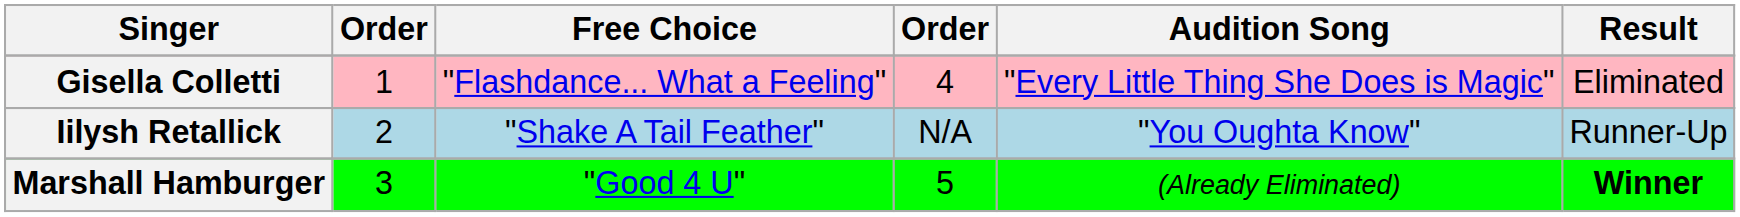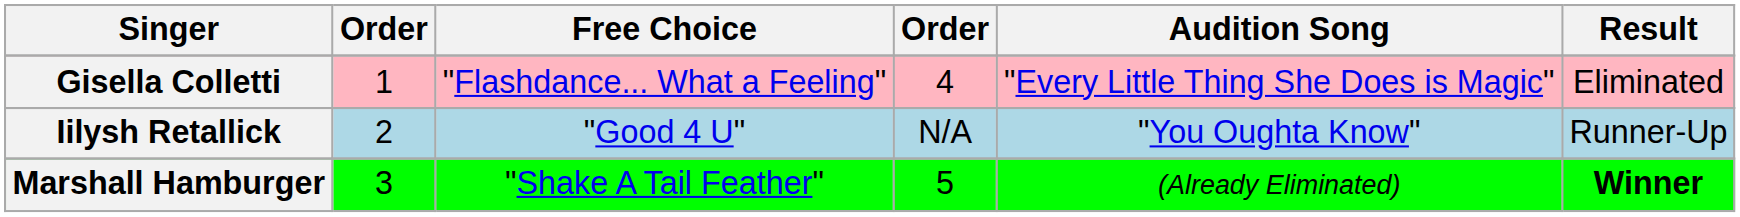(664, 132) "Shake A Tail Feather" -> (664, 132) "Good 4 U"
(664, 183) "Good 4 U" -> (664, 183) "Shake A Tail Feather"
